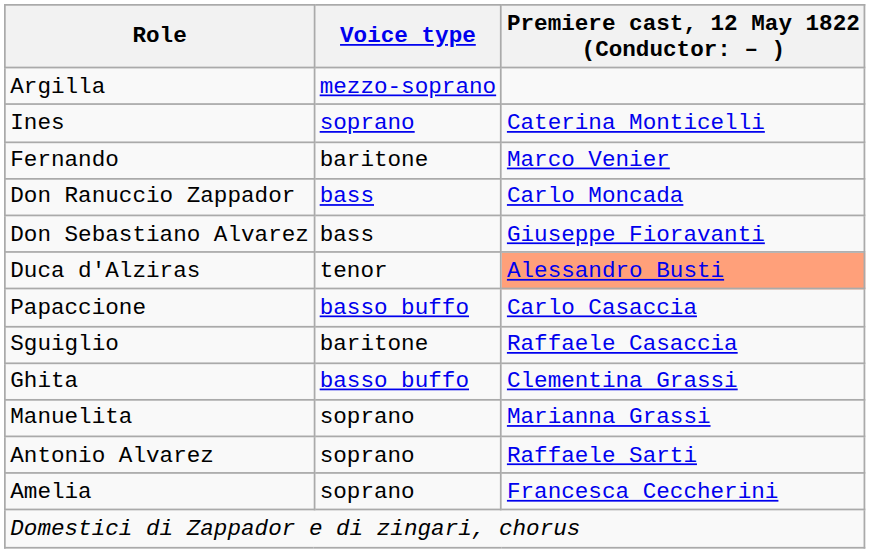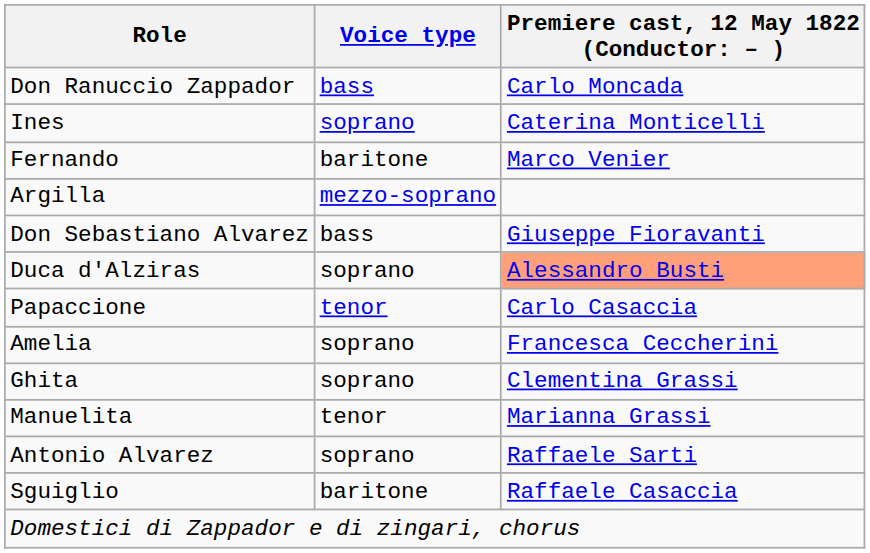rows swapped: (58, 86) <-> (153, 197)
(354, 271) tenor -> (367, 271) soprano
(394, 307) basso buffo -> (354, 307) tenor
rows swapped: (51, 492) <-> (65, 344)
(394, 381) basso buffo -> (367, 381) soprano
(367, 418) soprano -> (354, 418) tenor
